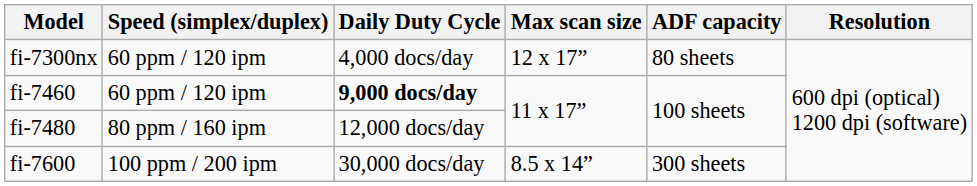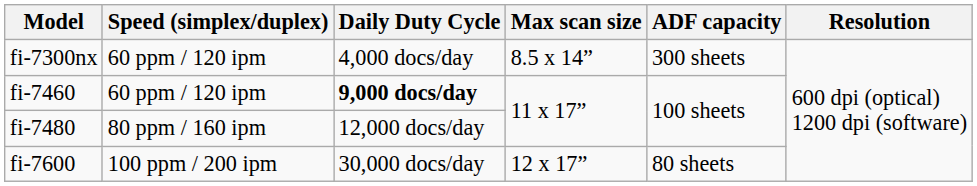(549, 57) 12 x 17” -> (552, 57) 8.5 x 14”
(693, 57) 80 sheets -> (699, 57) 300 sheets
(552, 163) 8.5 x 14” -> (549, 163) 12 x 17”
(699, 163) 300 sheets -> (693, 163) 80 sheets
